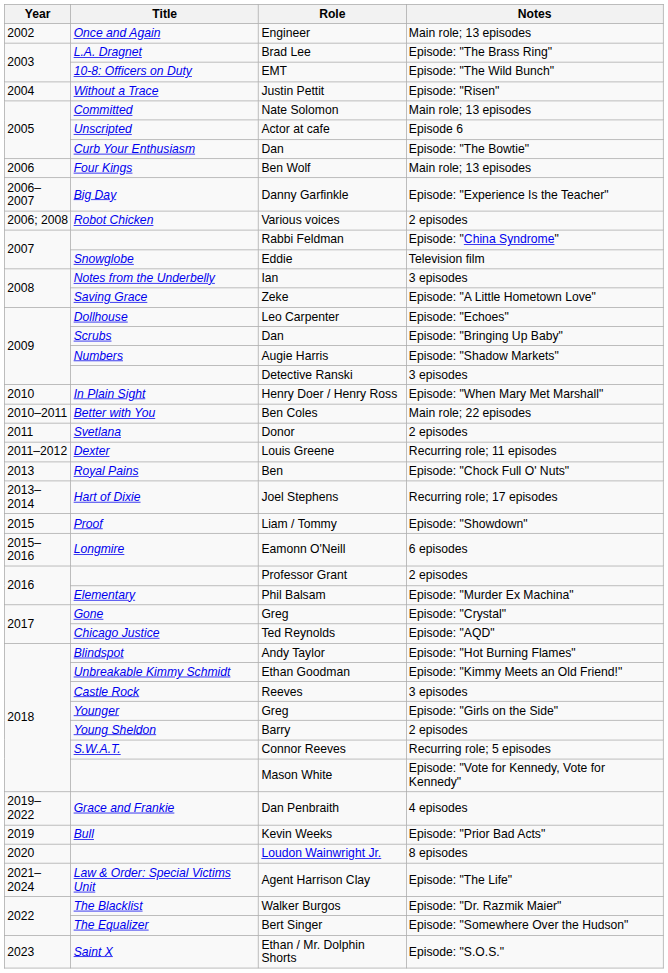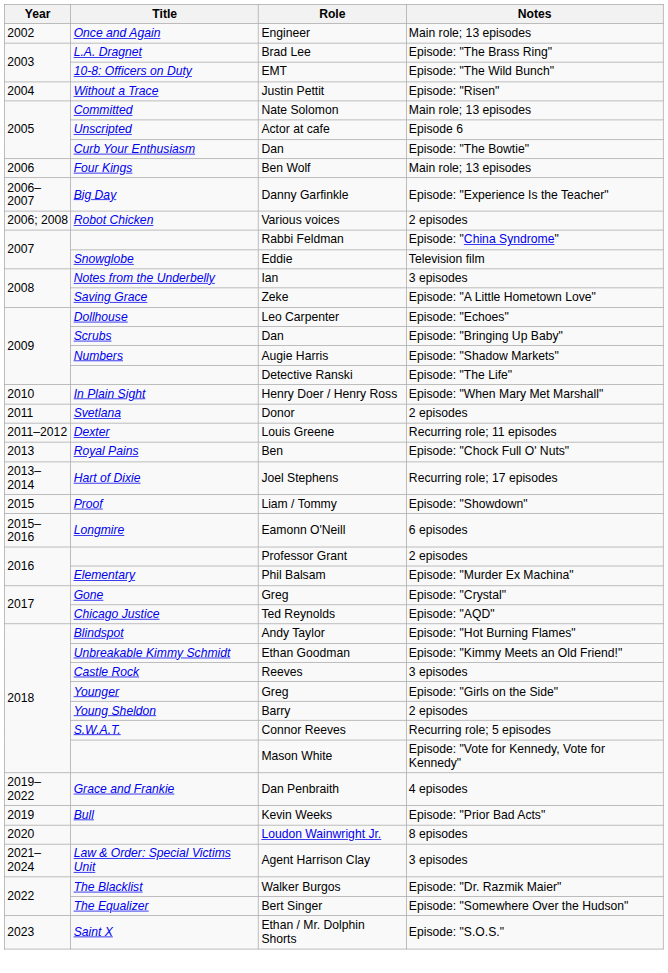(438, 374) 3 episodes -> (460, 374) Episode: "The Life"
- row: (114, 413)
(460, 880) Episode: "The Life" -> (438, 860) 3 episodes
